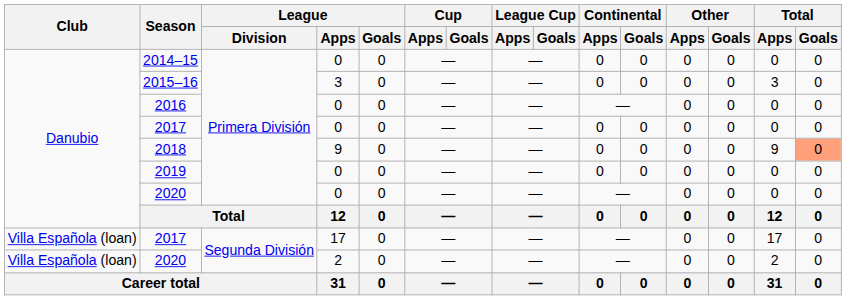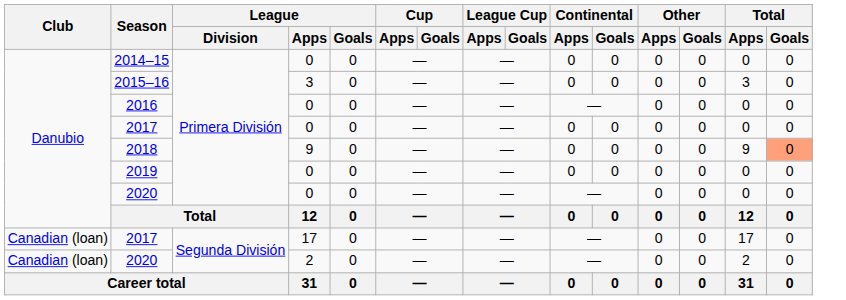(72, 238) Villa Española (loan) -> (58, 238) Canadian (loan)
(72, 261) Villa Española (loan) -> (58, 261) Canadian (loan)
